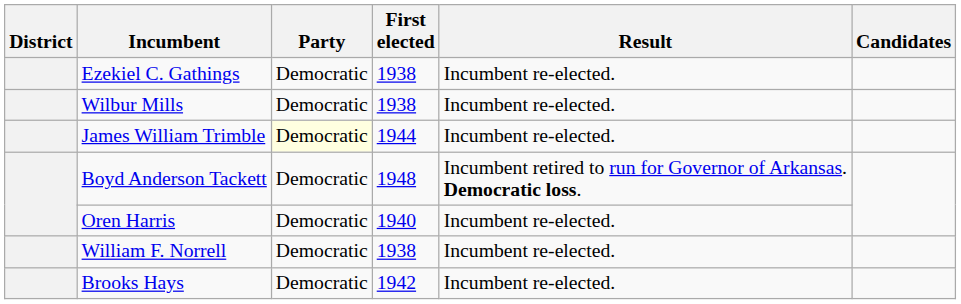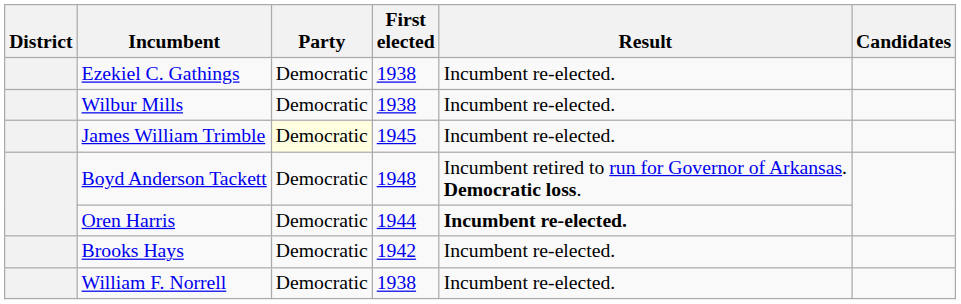(396, 135) 1944 -> (396, 135) 1945
(396, 220) 1940 -> (396, 220) 1944
(529, 220) normal -> (535, 220) bold
rows swapped: (133, 282) <-> (154, 251)
